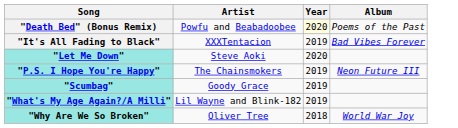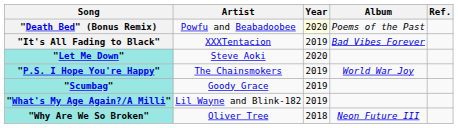+ column: (440, 12)
(378, 71) Neon Future III -> (378, 71) World War Joy
(378, 116) World War Joy -> (378, 116) Neon Future III
